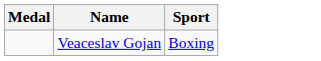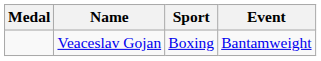+ column: (266, 17)
